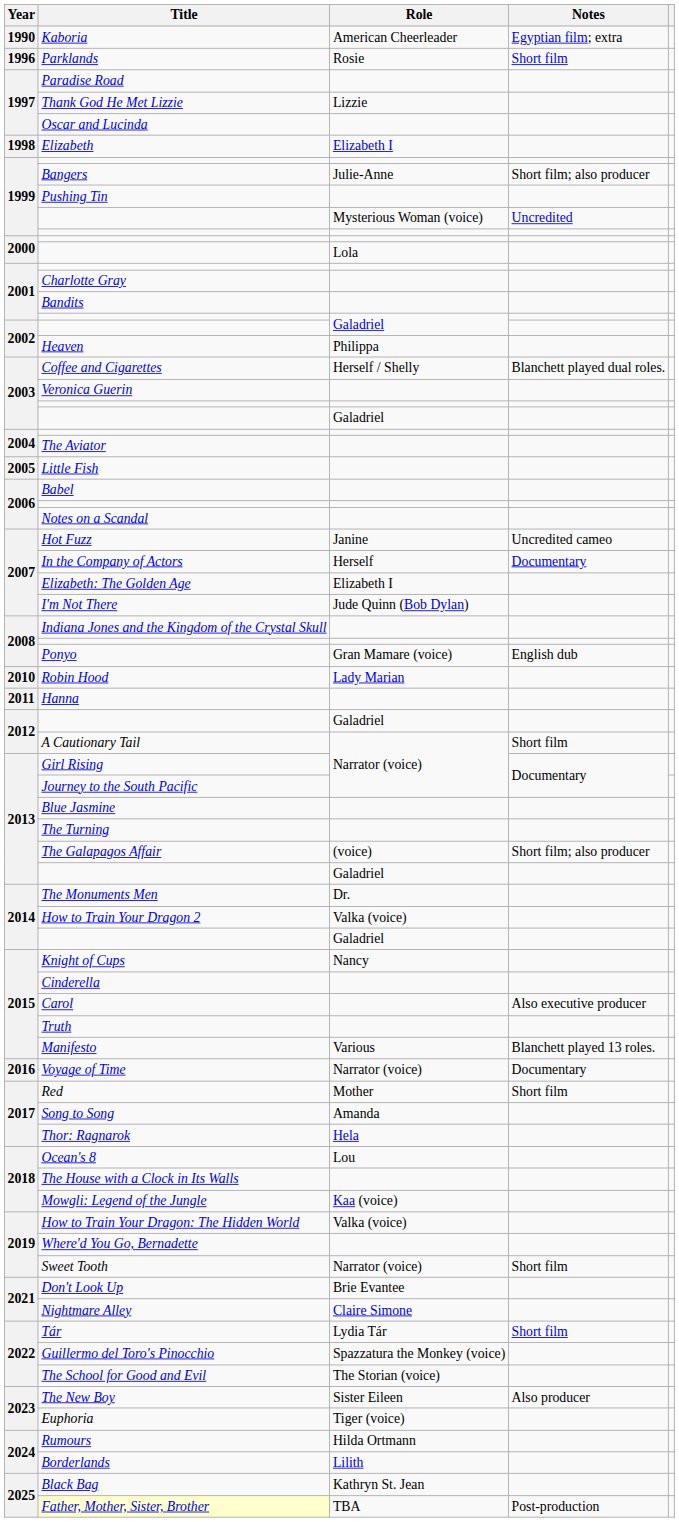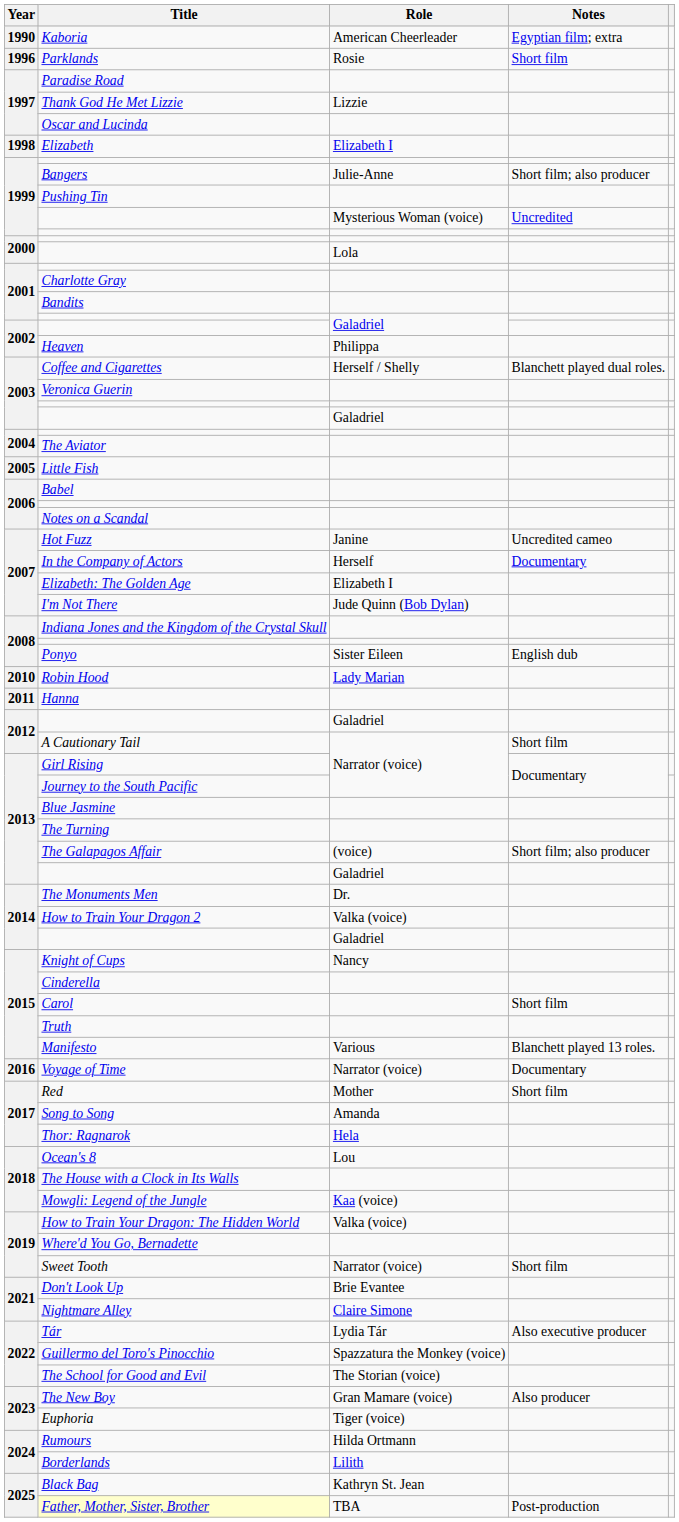(393, 655) Gran Mamare (voice) -> (368, 655) Sister Eileen
(579, 1004) Also executive producer -> (540, 1004) Short film
(540, 1331) Short film -> (579, 1331) Also executive producer
(368, 1397) Sister Eileen -> (393, 1397) Gran Mamare (voice)
